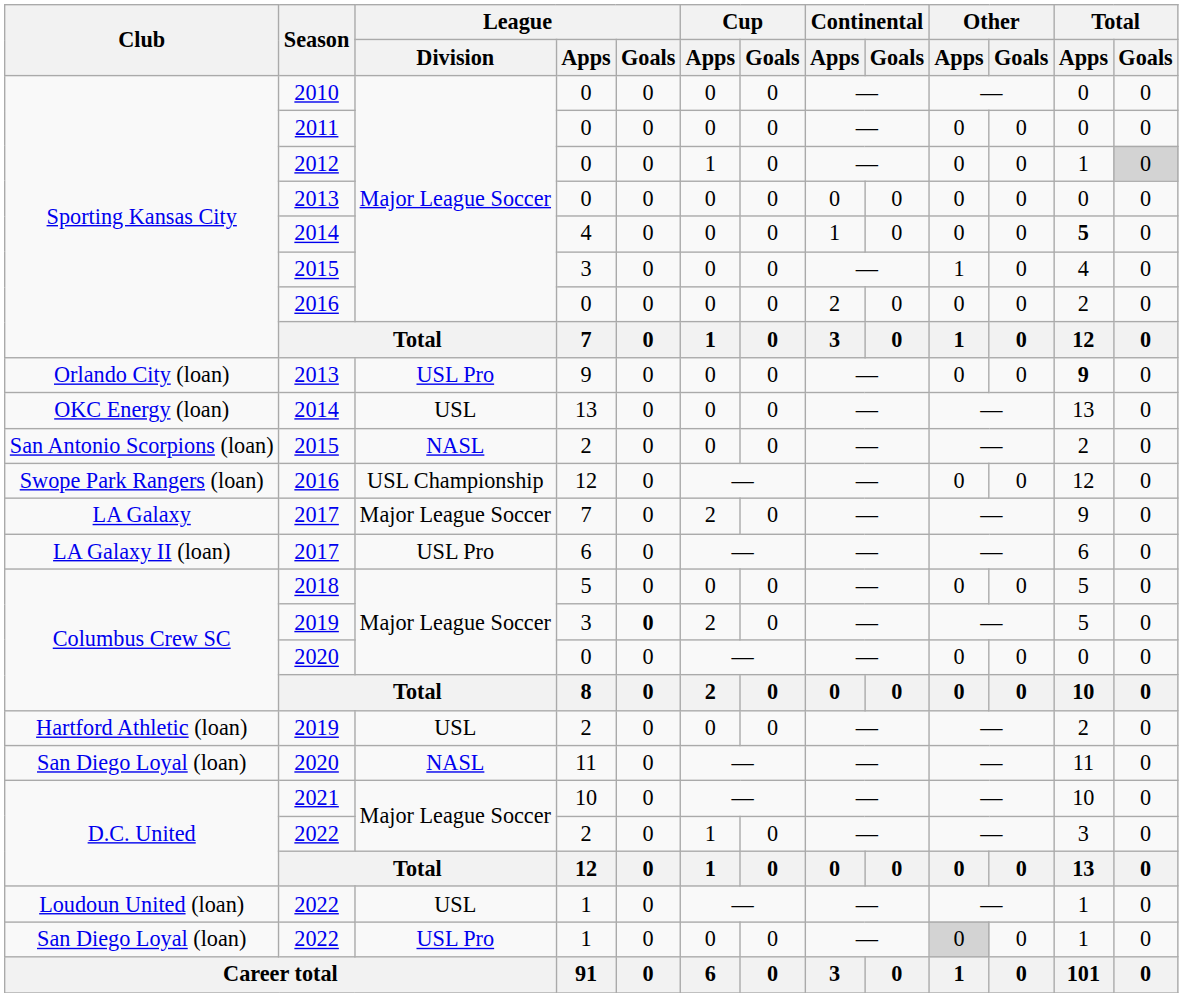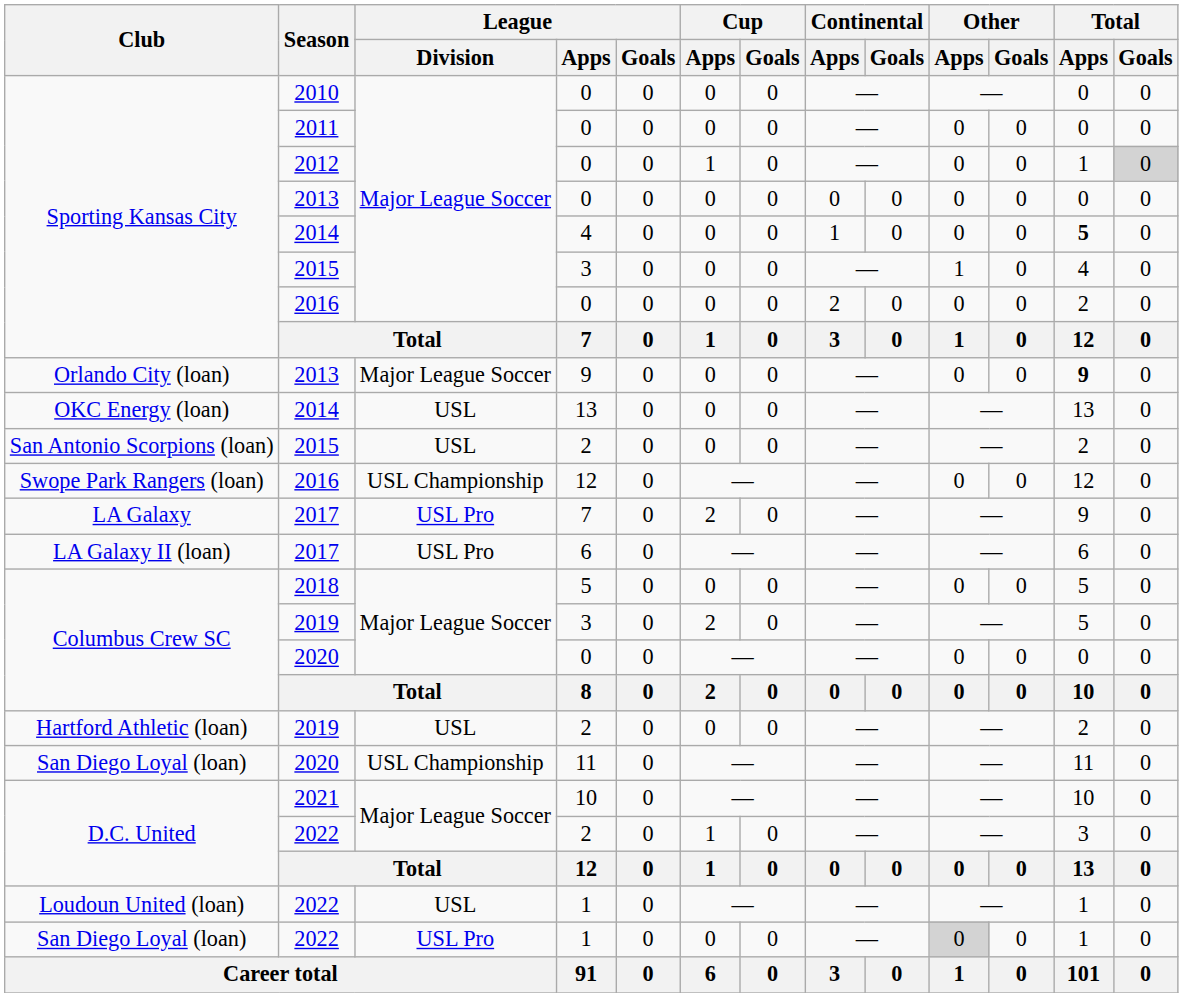(455, 374) USL Pro -> (455, 374) Major League Soccer
(455, 445) NASL -> (455, 445) USL
(455, 515) Major League Soccer -> (455, 515) USL Pro
(648, 621) bold -> (648, 621) normal
(455, 762) NASL -> (455, 762) USL Championship
